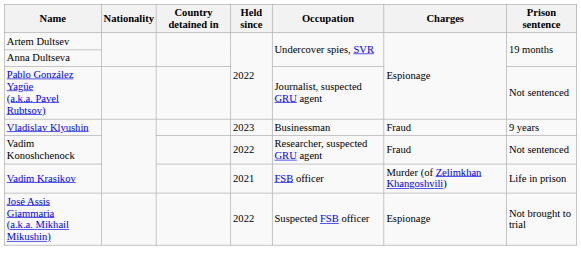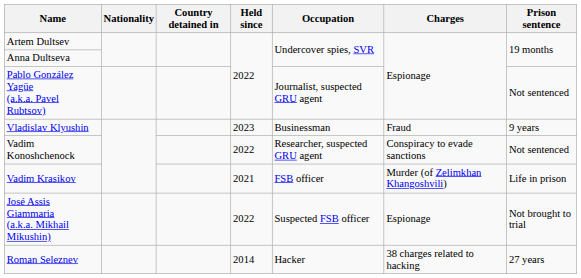(399, 150) Fraud -> (429, 150) Conspiracy to evade sanctions
+ row: (42, 259)
